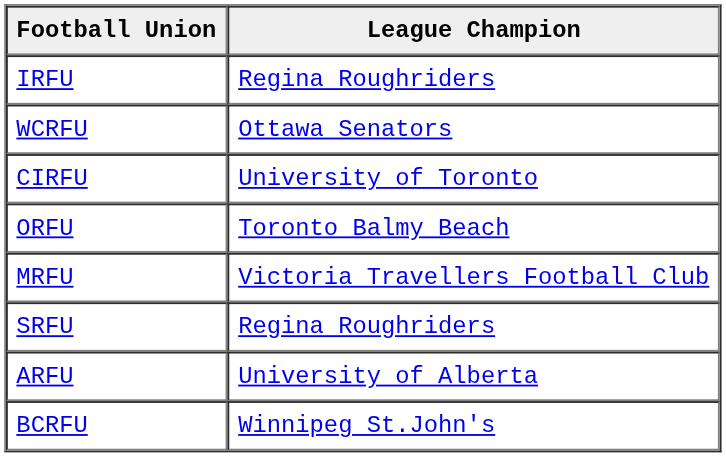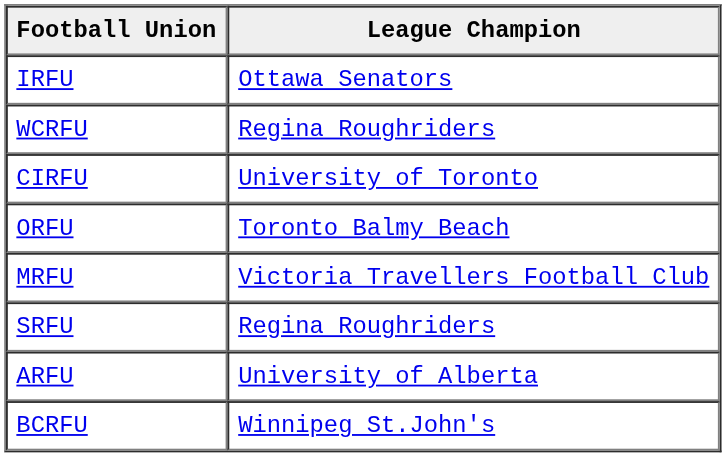(367, 80) Regina Roughriders -> (345, 80) Ottawa Senators
(345, 129) Ottawa Senators -> (367, 129) Regina Roughriders
